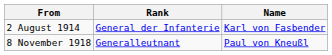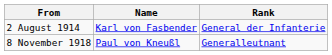columns swapped: (158, 12) <-> (275, 12)
